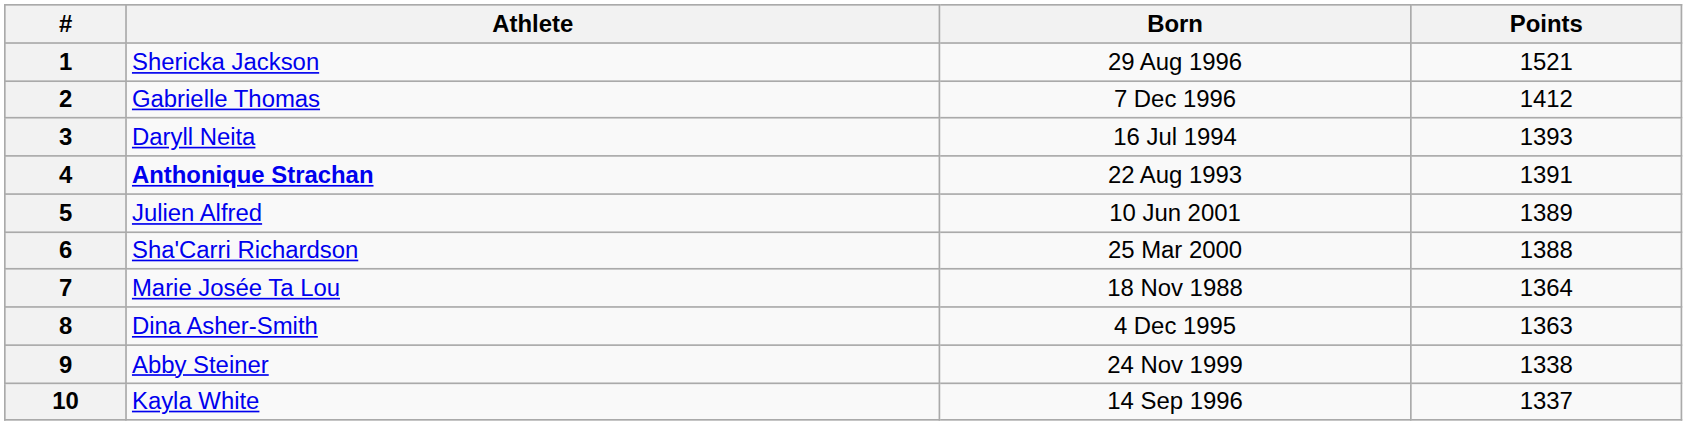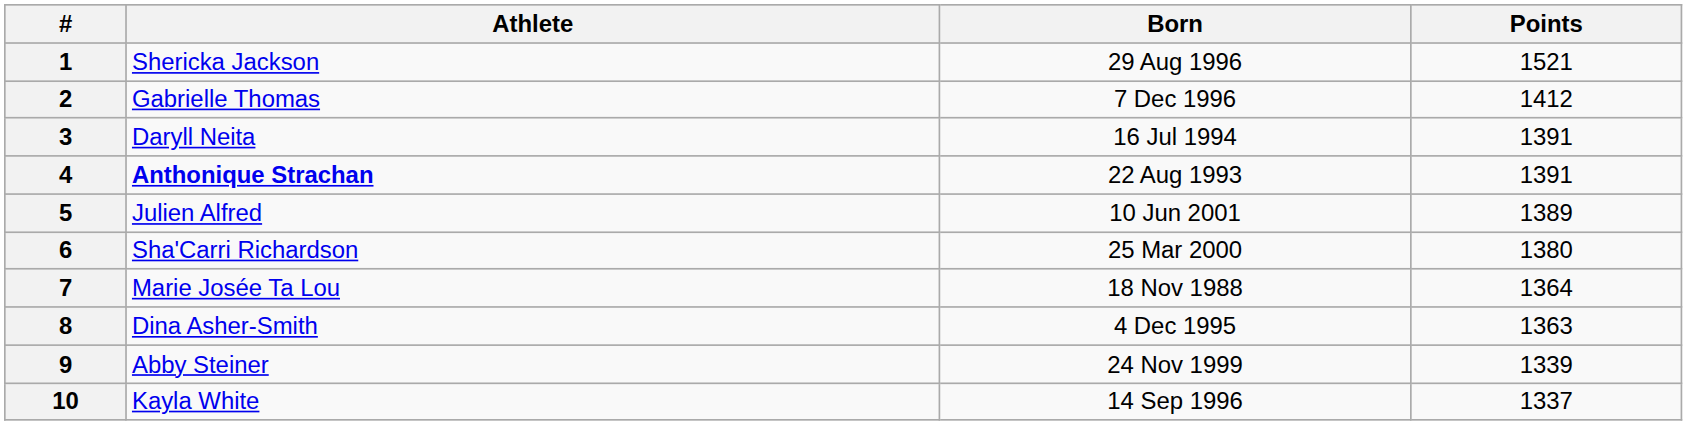(1546, 137) 1393 -> (1546, 137) 1391
(1546, 251) 1388 -> (1546, 251) 1380
(1546, 364) 1338 -> (1546, 364) 1339
